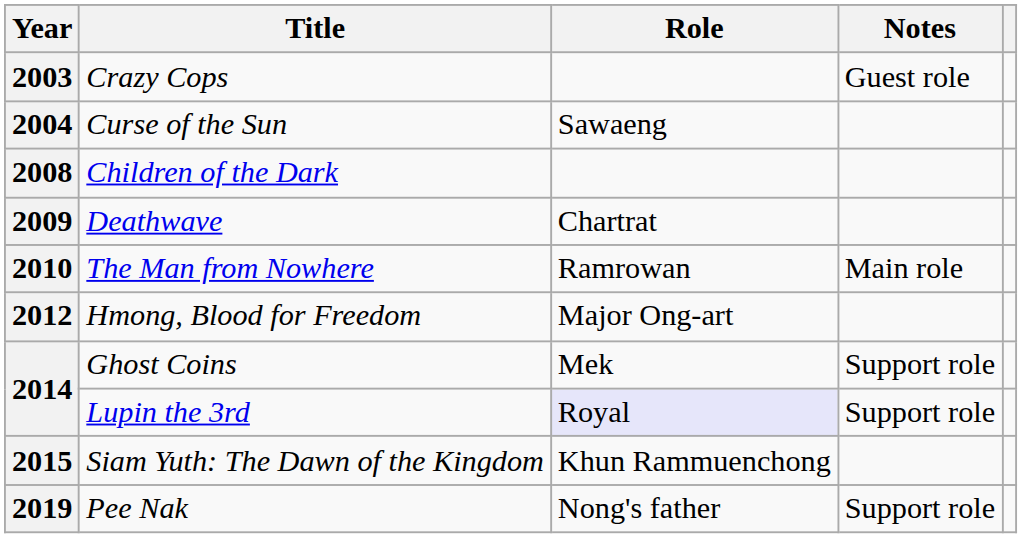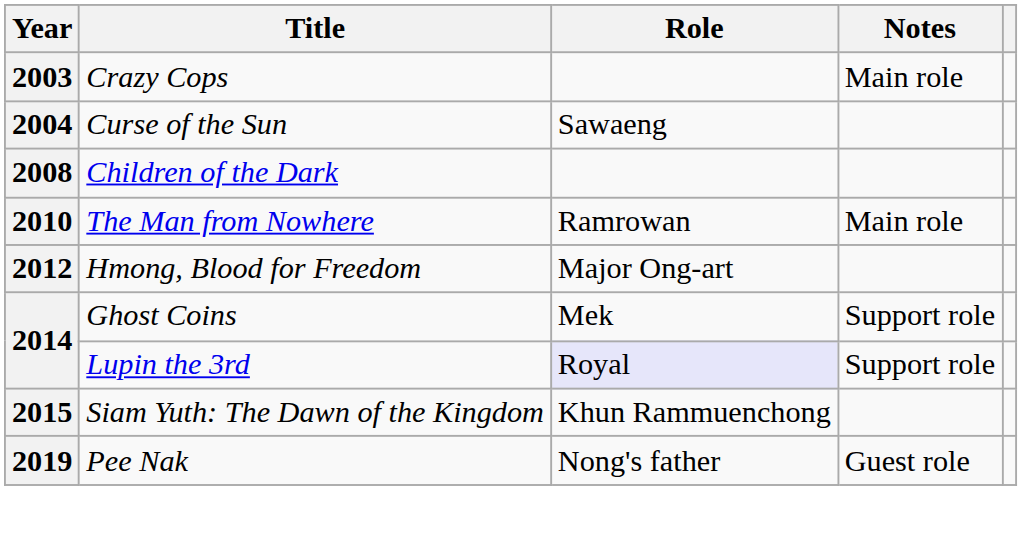(907, 76) Guest role -> (904, 76) Main role
- row: (42, 220)
(920, 508) Support role -> (907, 460) Guest role
